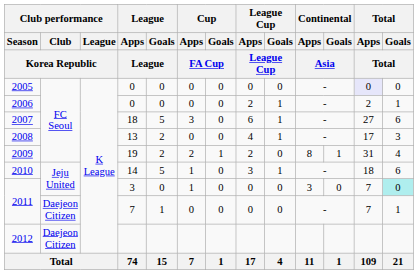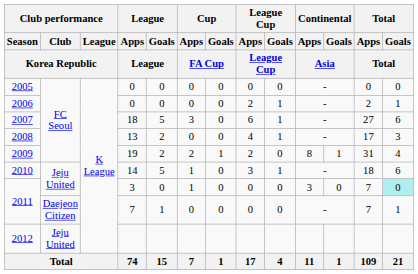(368, 86) lavender background -> (368, 86) no background
(60, 238) Daejeon Citizen -> (60, 238) Jeju United
